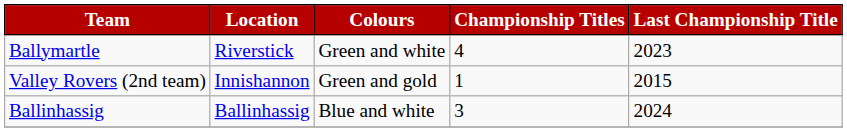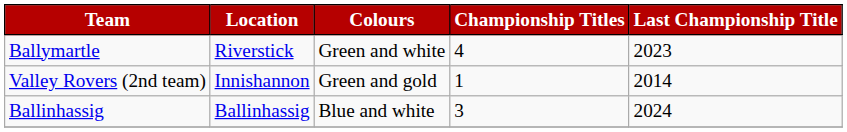(653, 80) 2015 -> (653, 80) 2014
